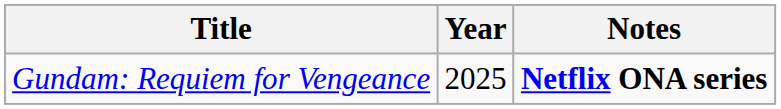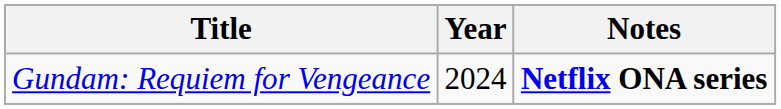(476, 78) 2025 -> (476, 78) 2024
